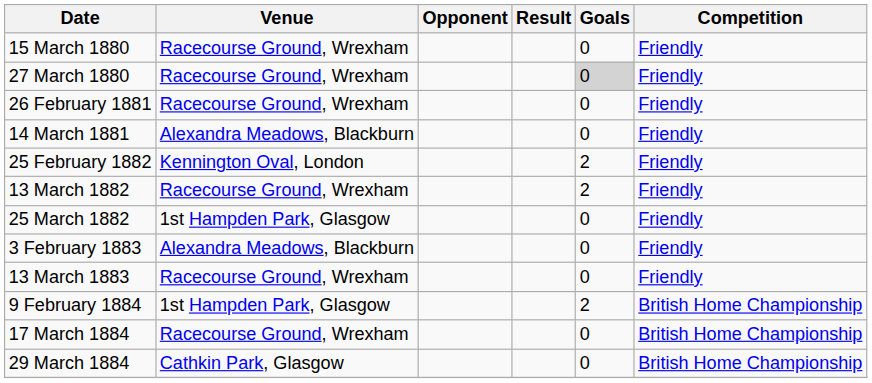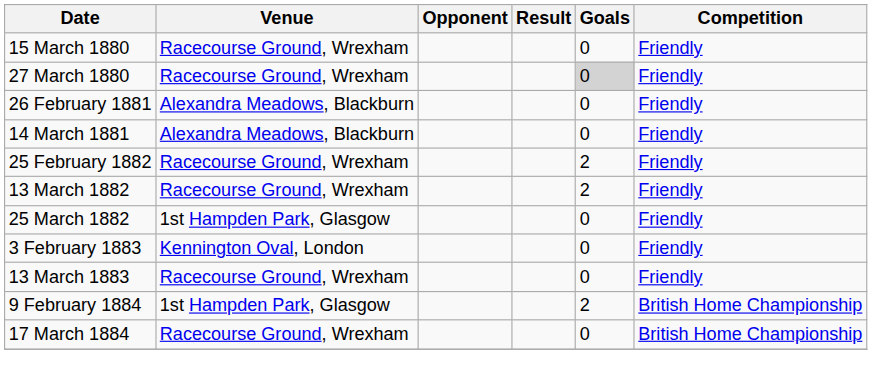(284, 104) Racecourse Ground, Wrexham -> (287, 104) Alexandra Meadows, Blackburn
(262, 162) Kennington Oval, London -> (284, 162) Racecourse Ground, Wrexham
(287, 248) Alexandra Meadows, Blackburn -> (262, 248) Kennington Oval, London
- row: (69, 362)
